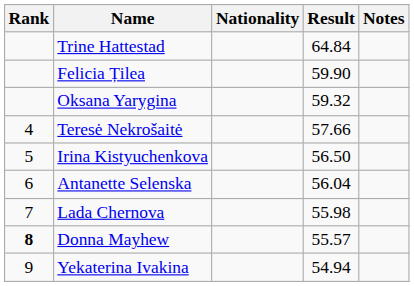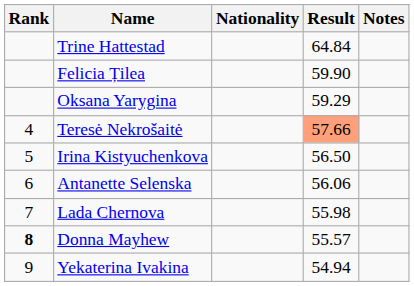(331, 101) 59.32 -> (331, 101) 59.29
(331, 128) no background -> (331, 128) lightsalmon background
(331, 184) 56.04 -> (331, 184) 56.06
